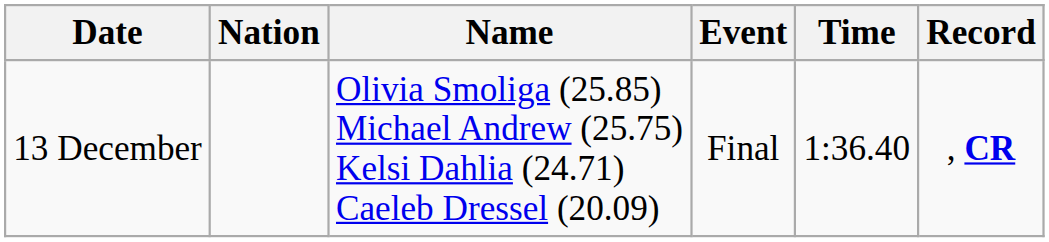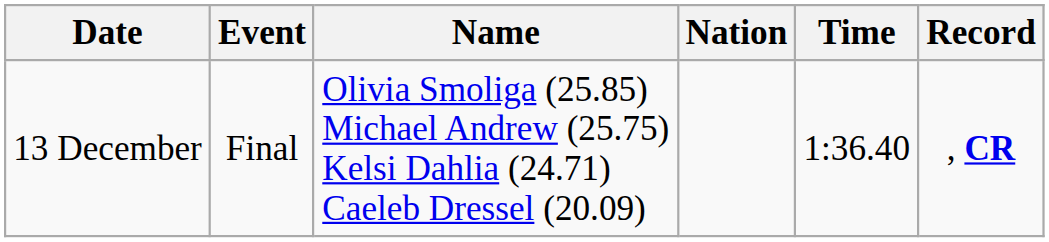columns swapped: (743, 32) <-> (269, 32)
